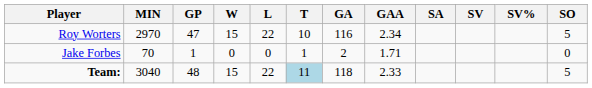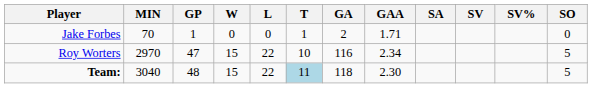rows swapped: (90, 33) <-> (91, 53)
(390, 72) 2.33 -> (390, 72) 2.30
